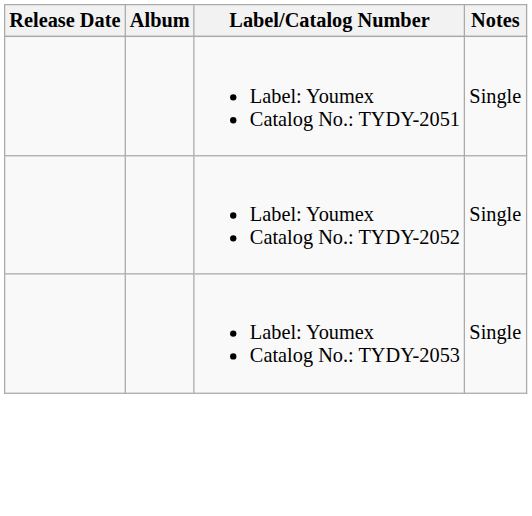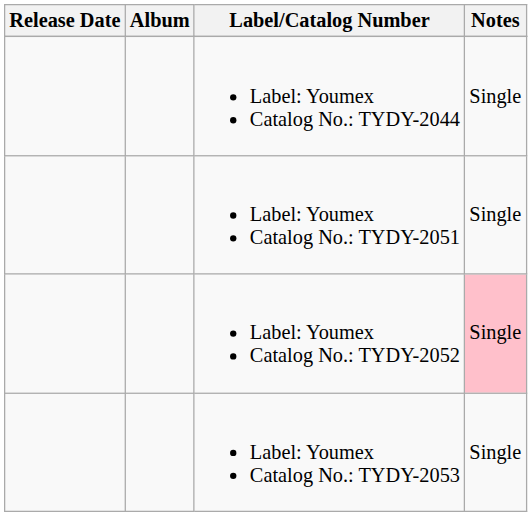+ row: (330, 108)
(495, 214) no background -> (495, 333) pink background
